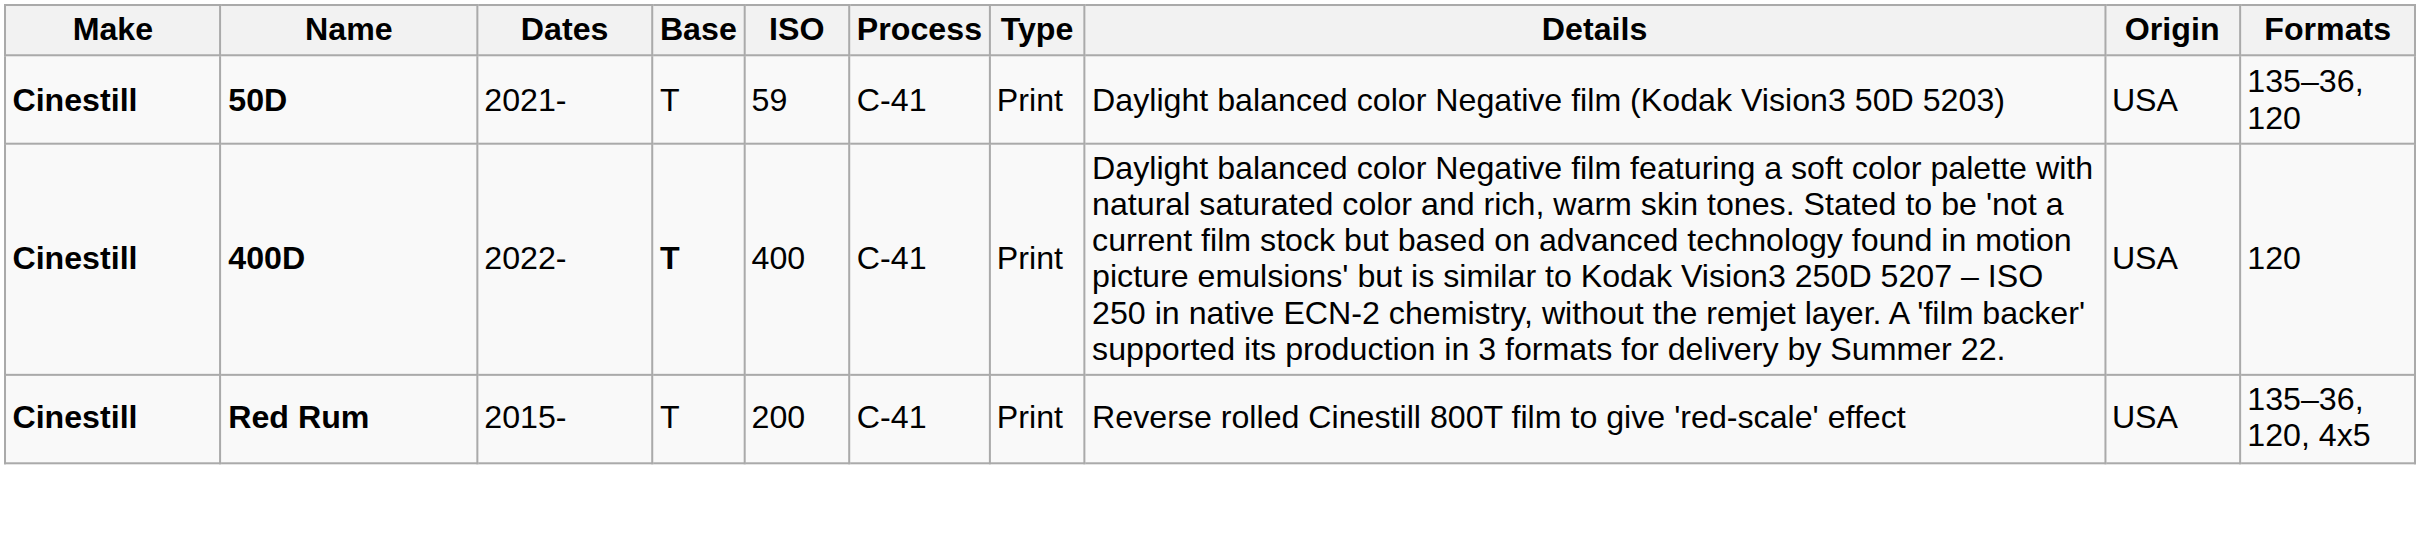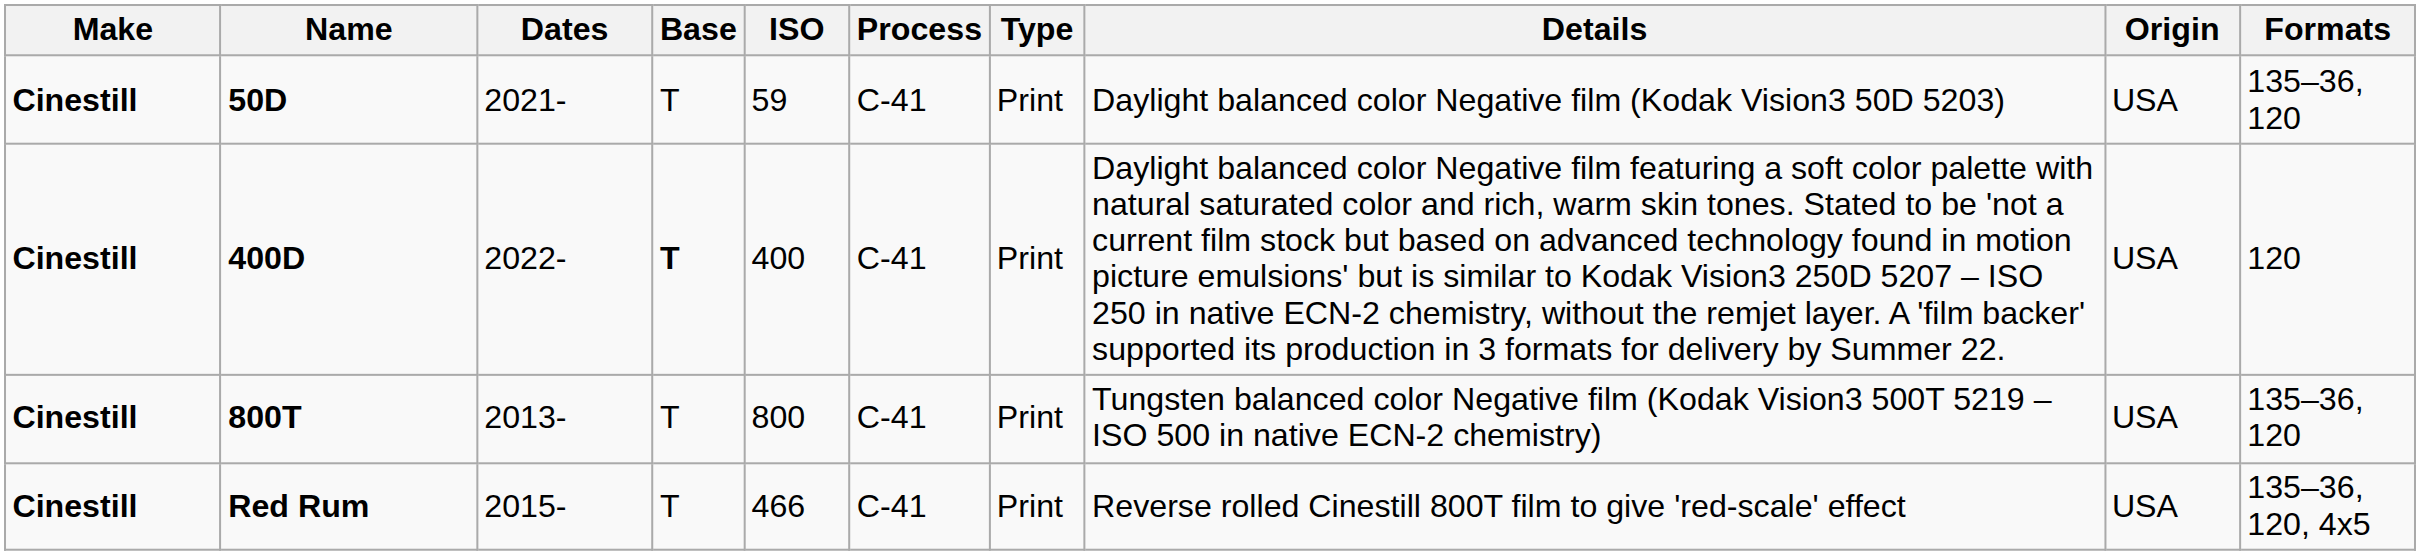+ row: (265, 418)
(778, 418) 200 -> (778, 505) 466
